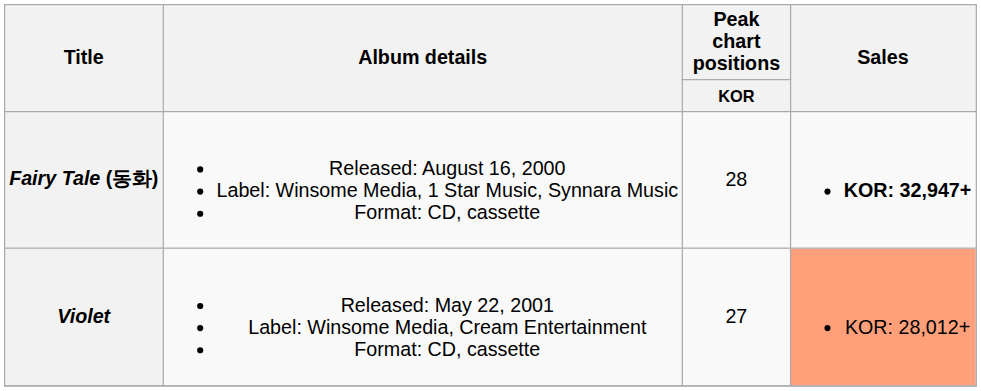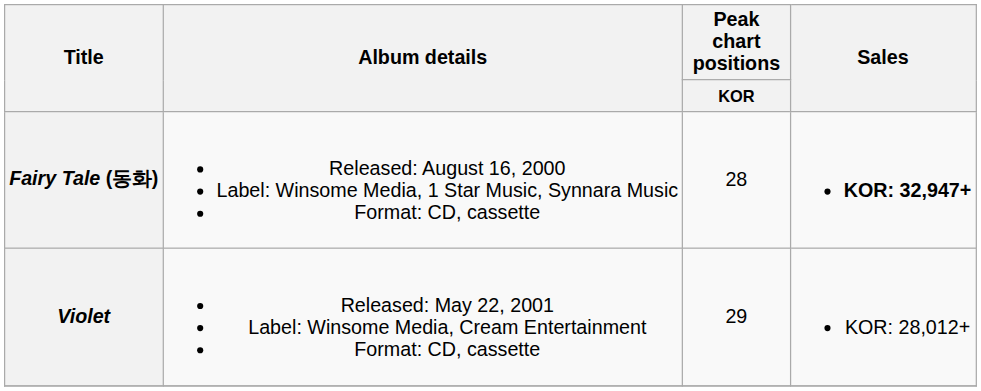(736, 316) 27 -> (736, 316) 29
(883, 328) lightsalmon background -> (883, 328) no background
